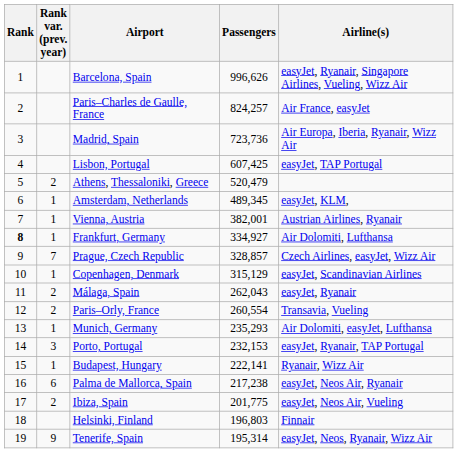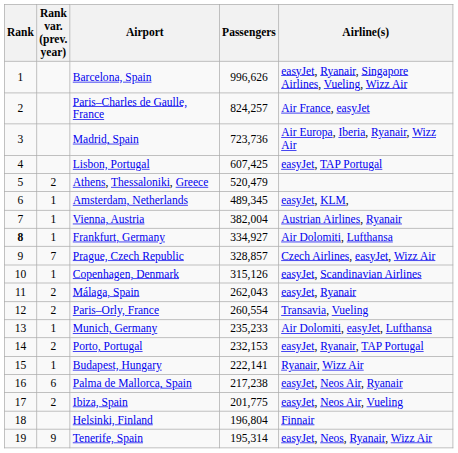(249, 219) 382,001 -> (249, 219) 382,004
(249, 274) 315,129 -> (249, 274) 315,126
(249, 328) 235,293 -> (249, 328) 235,233
(53, 347) 3 -> (53, 347) 2
(249, 420) 196,803 -> (249, 420) 196,804
